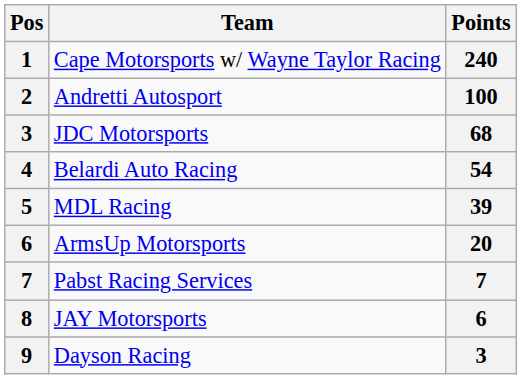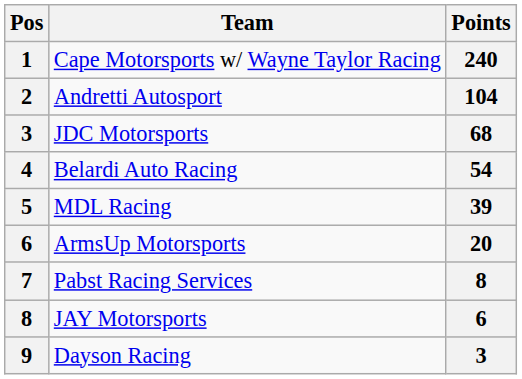(481, 96) 100 -> (481, 96) 104
(481, 281) 7 -> (481, 281) 8
